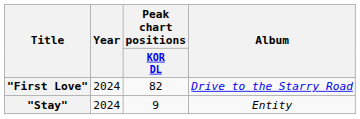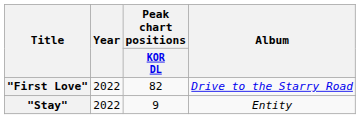(107, 87) 2024 -> (107, 87) 2022
(107, 105) 2024 -> (107, 105) 2022
